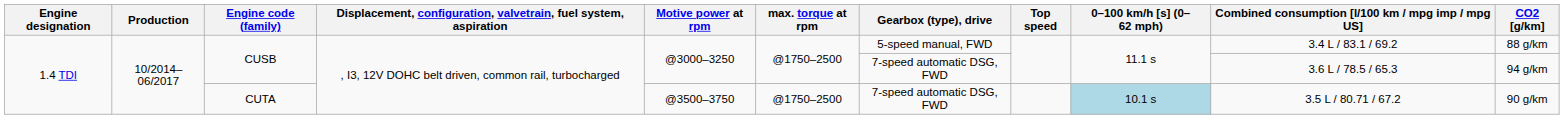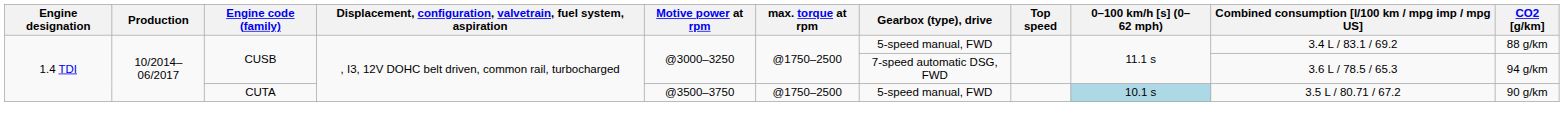(935, 99) 7-speed automatic DSG, FWD -> (935, 92) 5-speed manual, FWD
